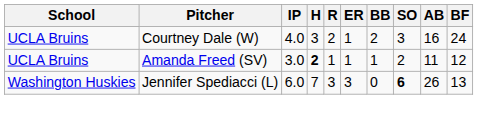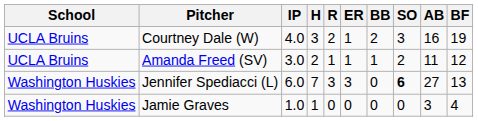(458, 37) 24 -> (458, 37) 19
(315, 60) bold -> (315, 60) normal
(432, 82) 26 -> (432, 82) 27
+ row: (185, 104)
